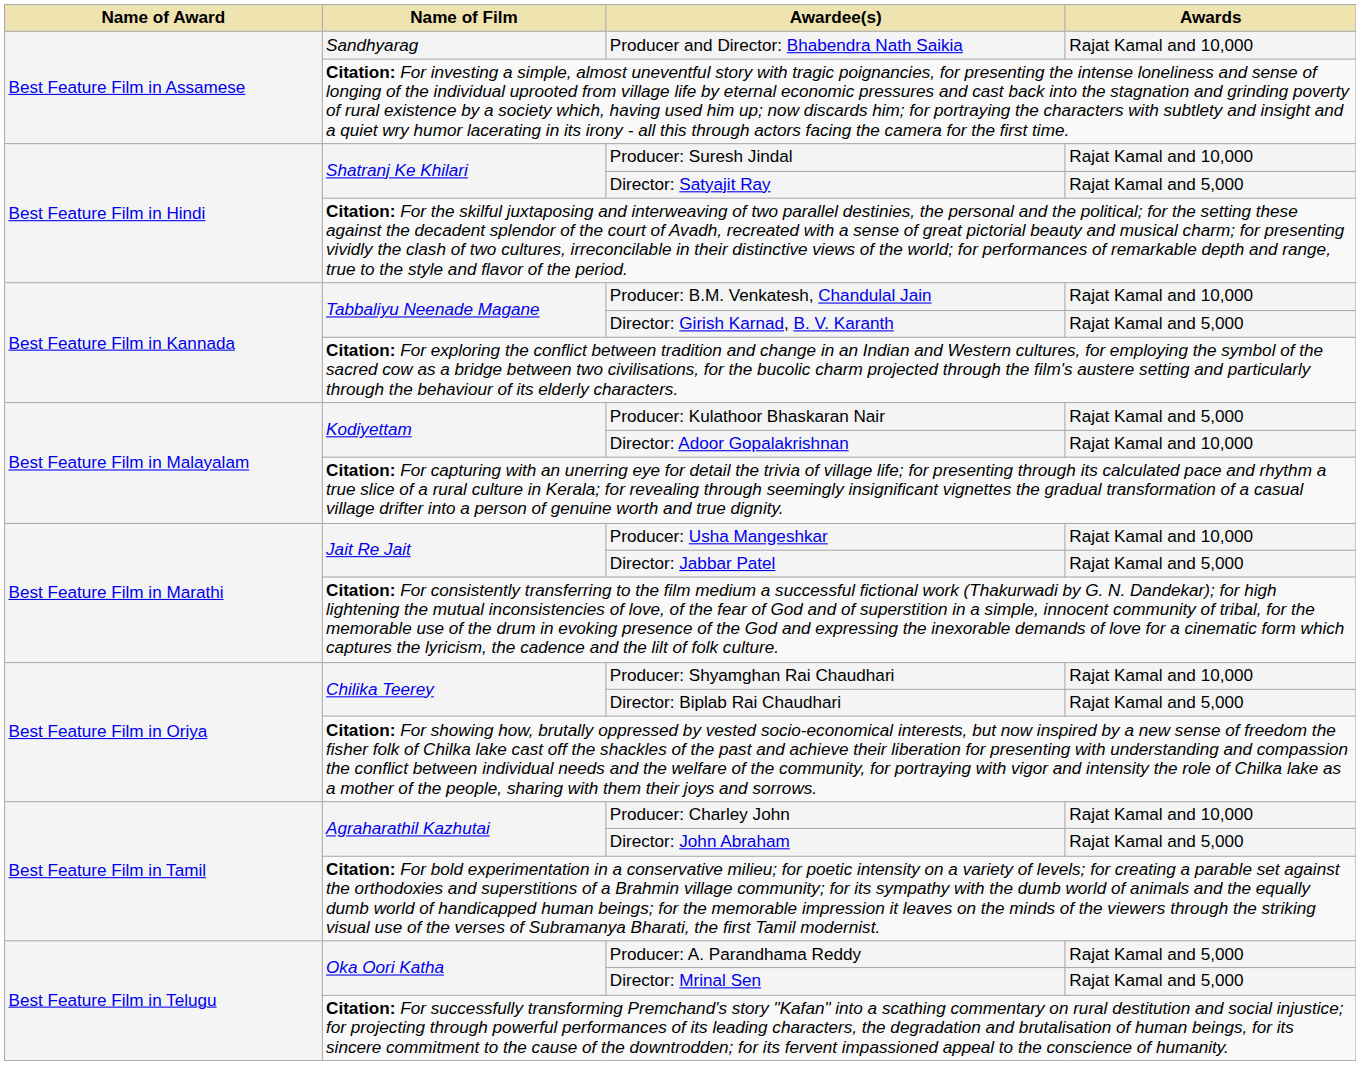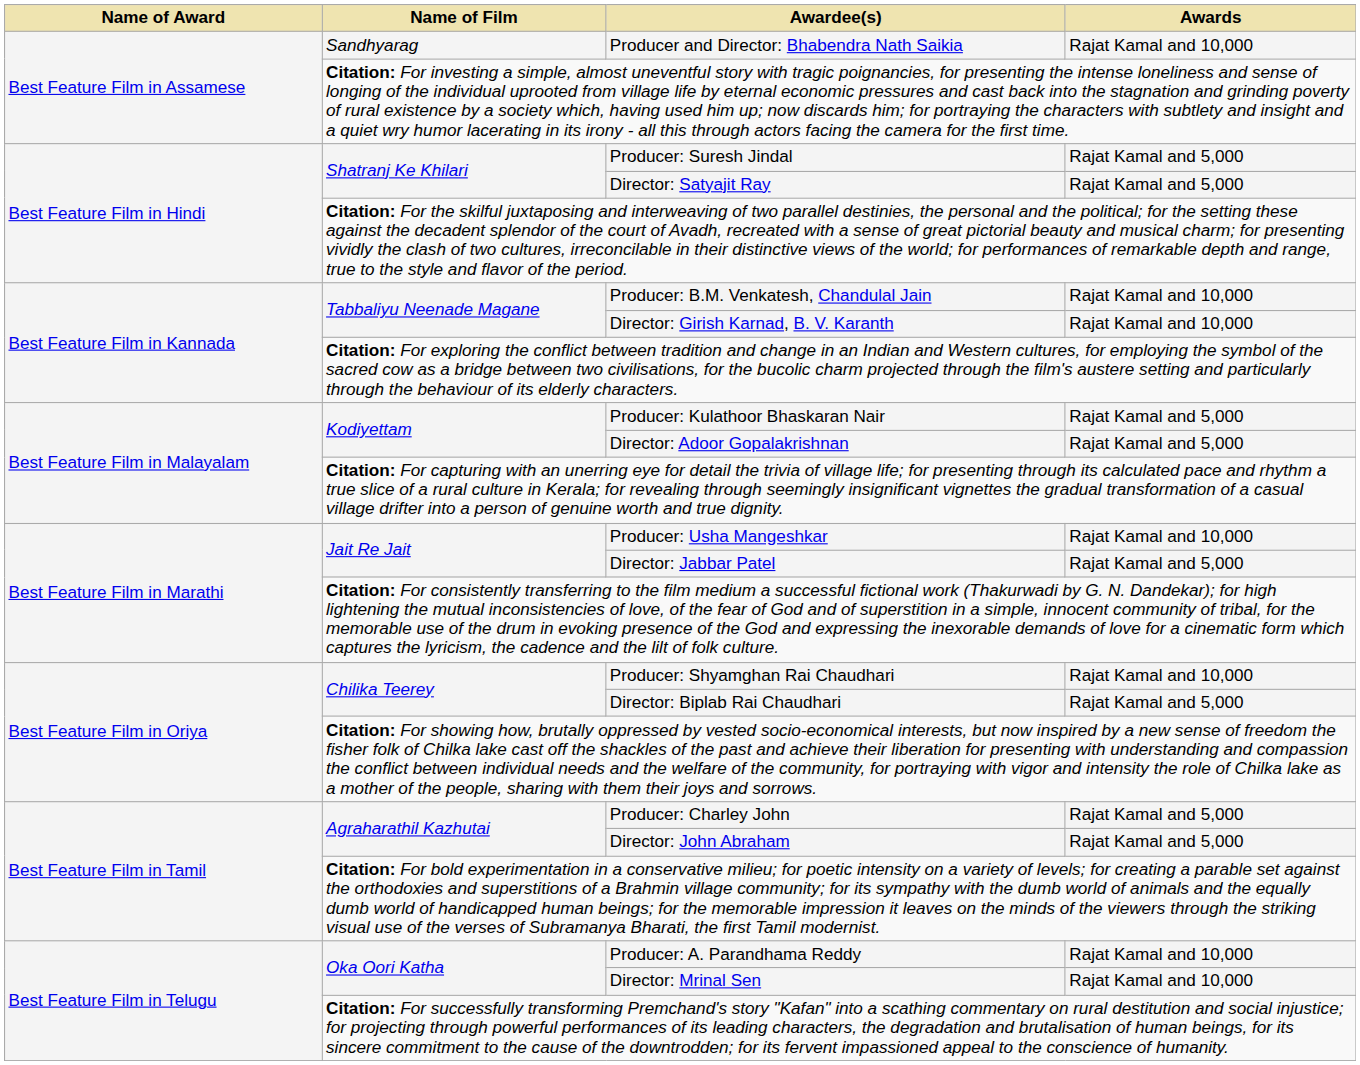(1161, 157) Rajat Kamal and 10,000 -> (1156, 157) Rajat Kamal and 5,000
(1156, 323) Rajat Kamal and 5,000 -> (1161, 323) Rajat Kamal and 10,000
(1161, 443) Rajat Kamal and 10,000 -> (1156, 443) Rajat Kamal and 5,000
(1161, 814) Rajat Kamal and 10,000 -> (1156, 814) Rajat Kamal and 5,000
(1156, 954) Rajat Kamal and 5,000 -> (1161, 954) Rajat Kamal and 10,000
(1156, 981) Rajat Kamal and 5,000 -> (1161, 981) Rajat Kamal and 10,000
